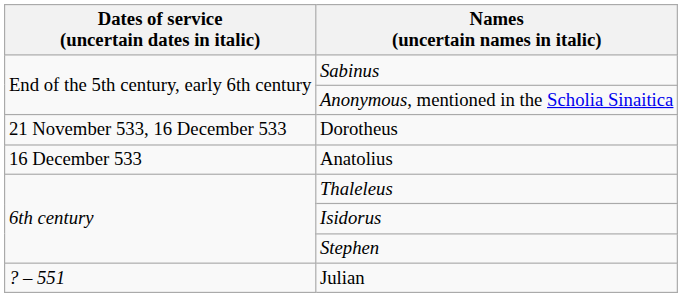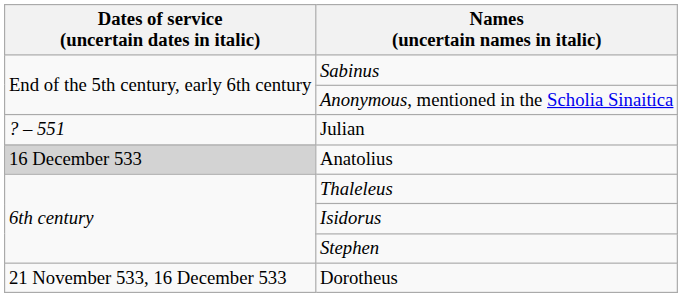rows swapped: (359, 129) <-> (342, 277)
(75, 159) no background -> (75, 159) lightgrey background
